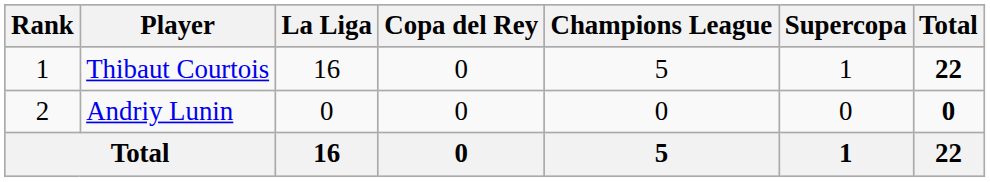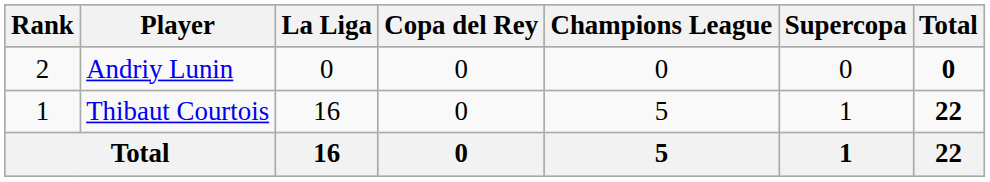rows swapped: (178, 68) <-> (160, 111)
